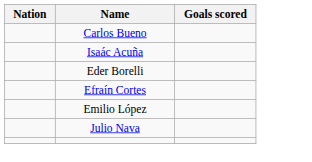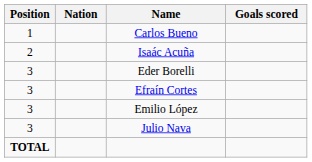+ column: (30, 14)
